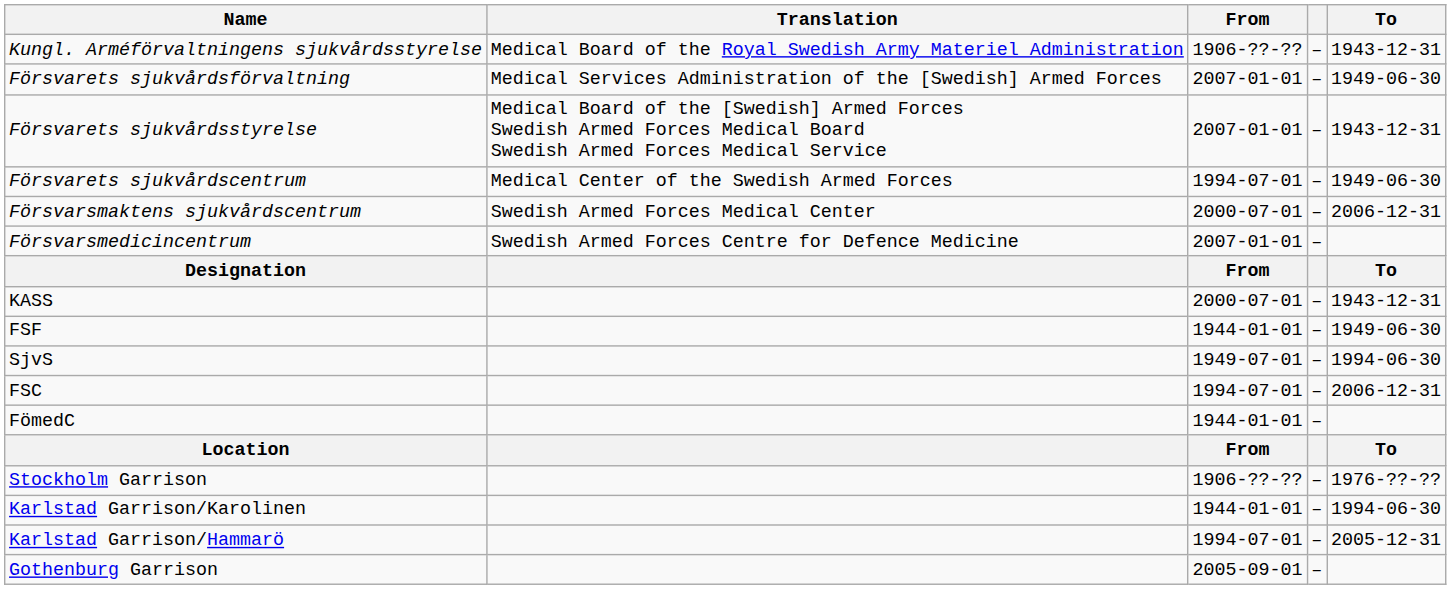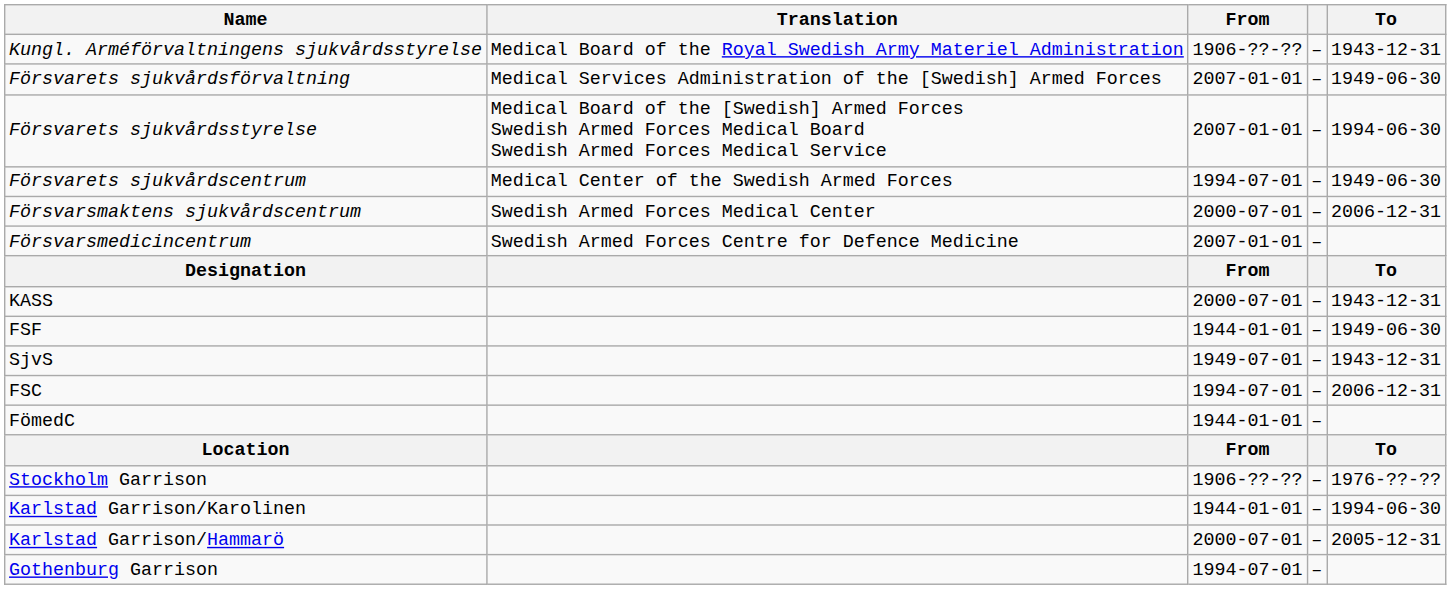(1386, 130) 1943-12-31 -> (1386, 130) 1994-06-30
(1386, 361) 1994-06-30 -> (1386, 361) 1943-12-31
(1248, 540) 1994-07-01 -> (1248, 540) 2000-07-01
(1248, 570) 2005-09-01 -> (1248, 570) 1994-07-01
